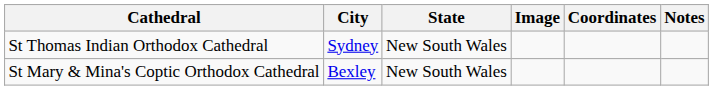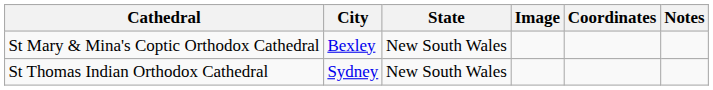rows swapped: (164, 71) <-> (138, 44)
